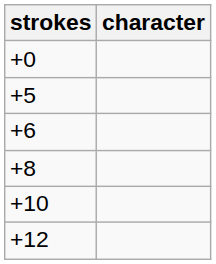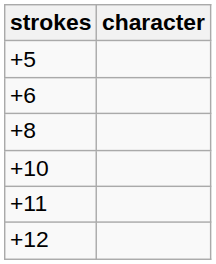- row: (23, 58)
+ row: (29, 204)
